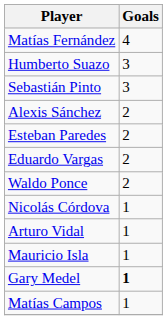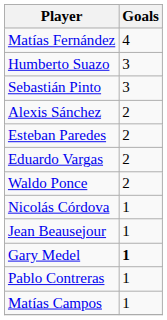+ row: (57, 231)
- row: (46, 231)
- row: (48, 254)
+ row: (56, 278)
